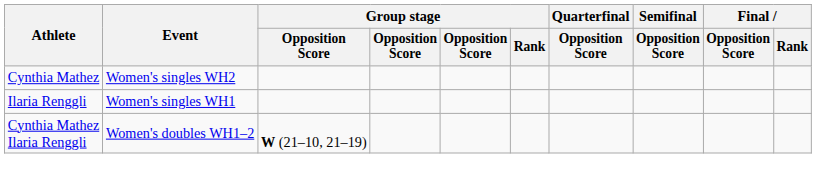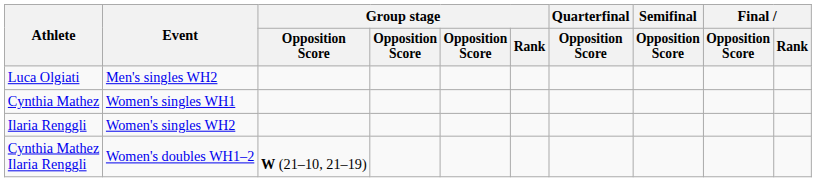+ row: (44, 78)
(171, 78) Women's singles WH2 -> (171, 101) Women's singles WH1
(171, 101) Women's singles WH1 -> (171, 125) Women's singles WH2
